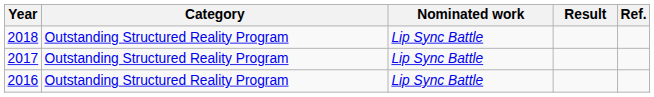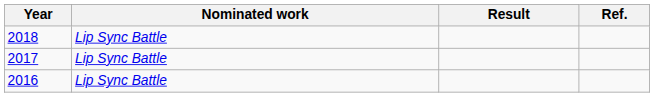- column: (215, 15)
